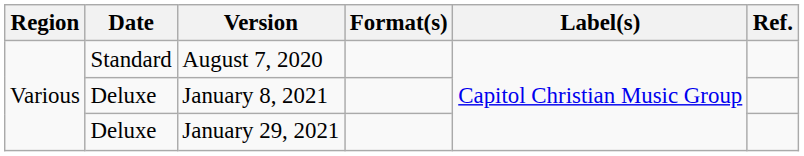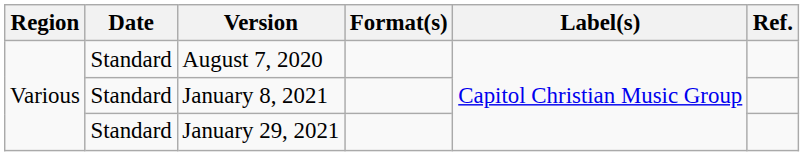(123, 95) Deluxe -> (131, 95) Standard
(123, 131) Deluxe -> (131, 131) Standard
